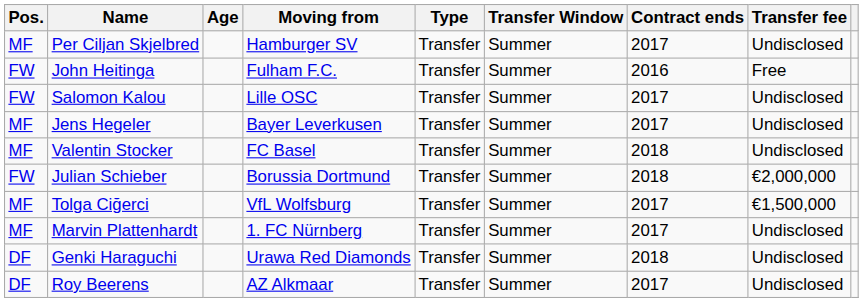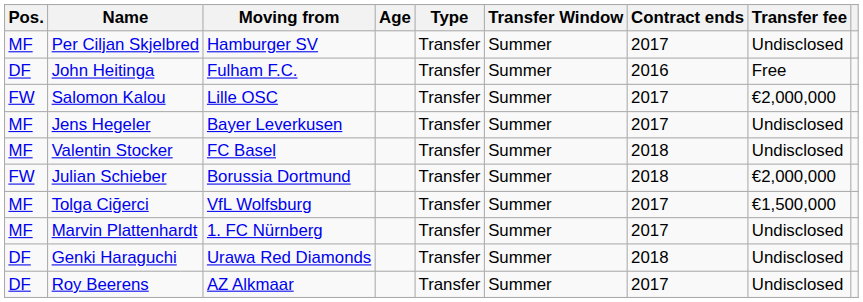columns swapped: (223, 17) <-> (329, 17)
(21, 71) FW -> (20, 71) DF
(798, 97) Undisclosed -> (794, 97) €2,000,000
